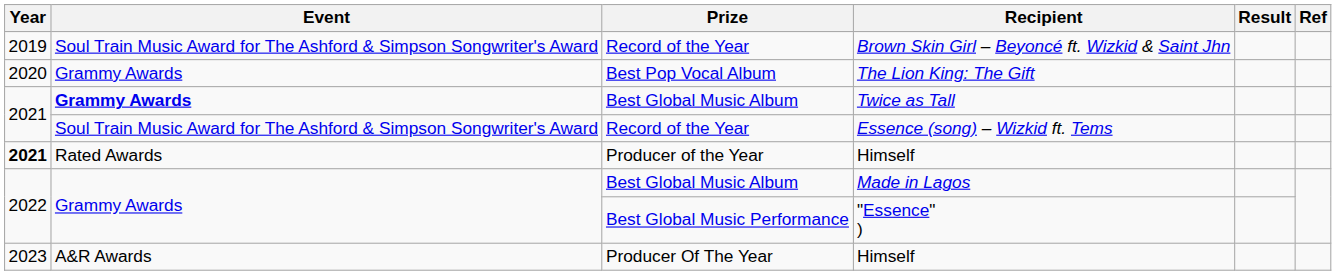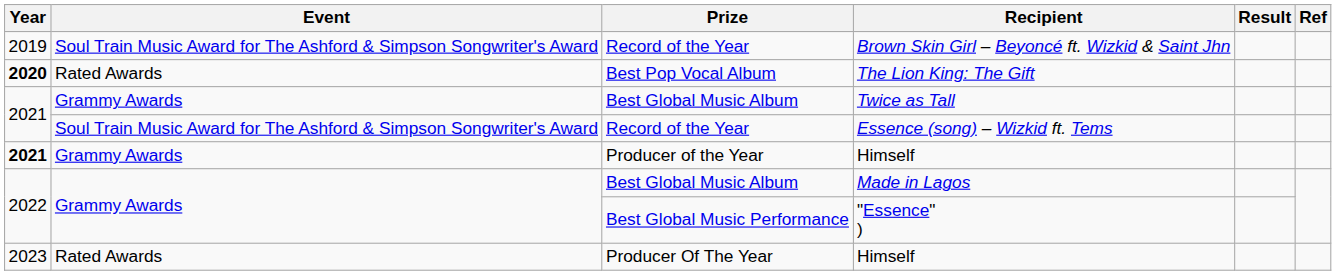(28, 73) normal -> (28, 73) bold
(119, 73) Grammy Awards -> (109, 73) Rated Awards
(123, 100) bold -> (119, 100) normal
(109, 155) Rated Awards -> (119, 155) Grammy Awards
(103, 256) A&R Awards -> (109, 256) Rated Awards
